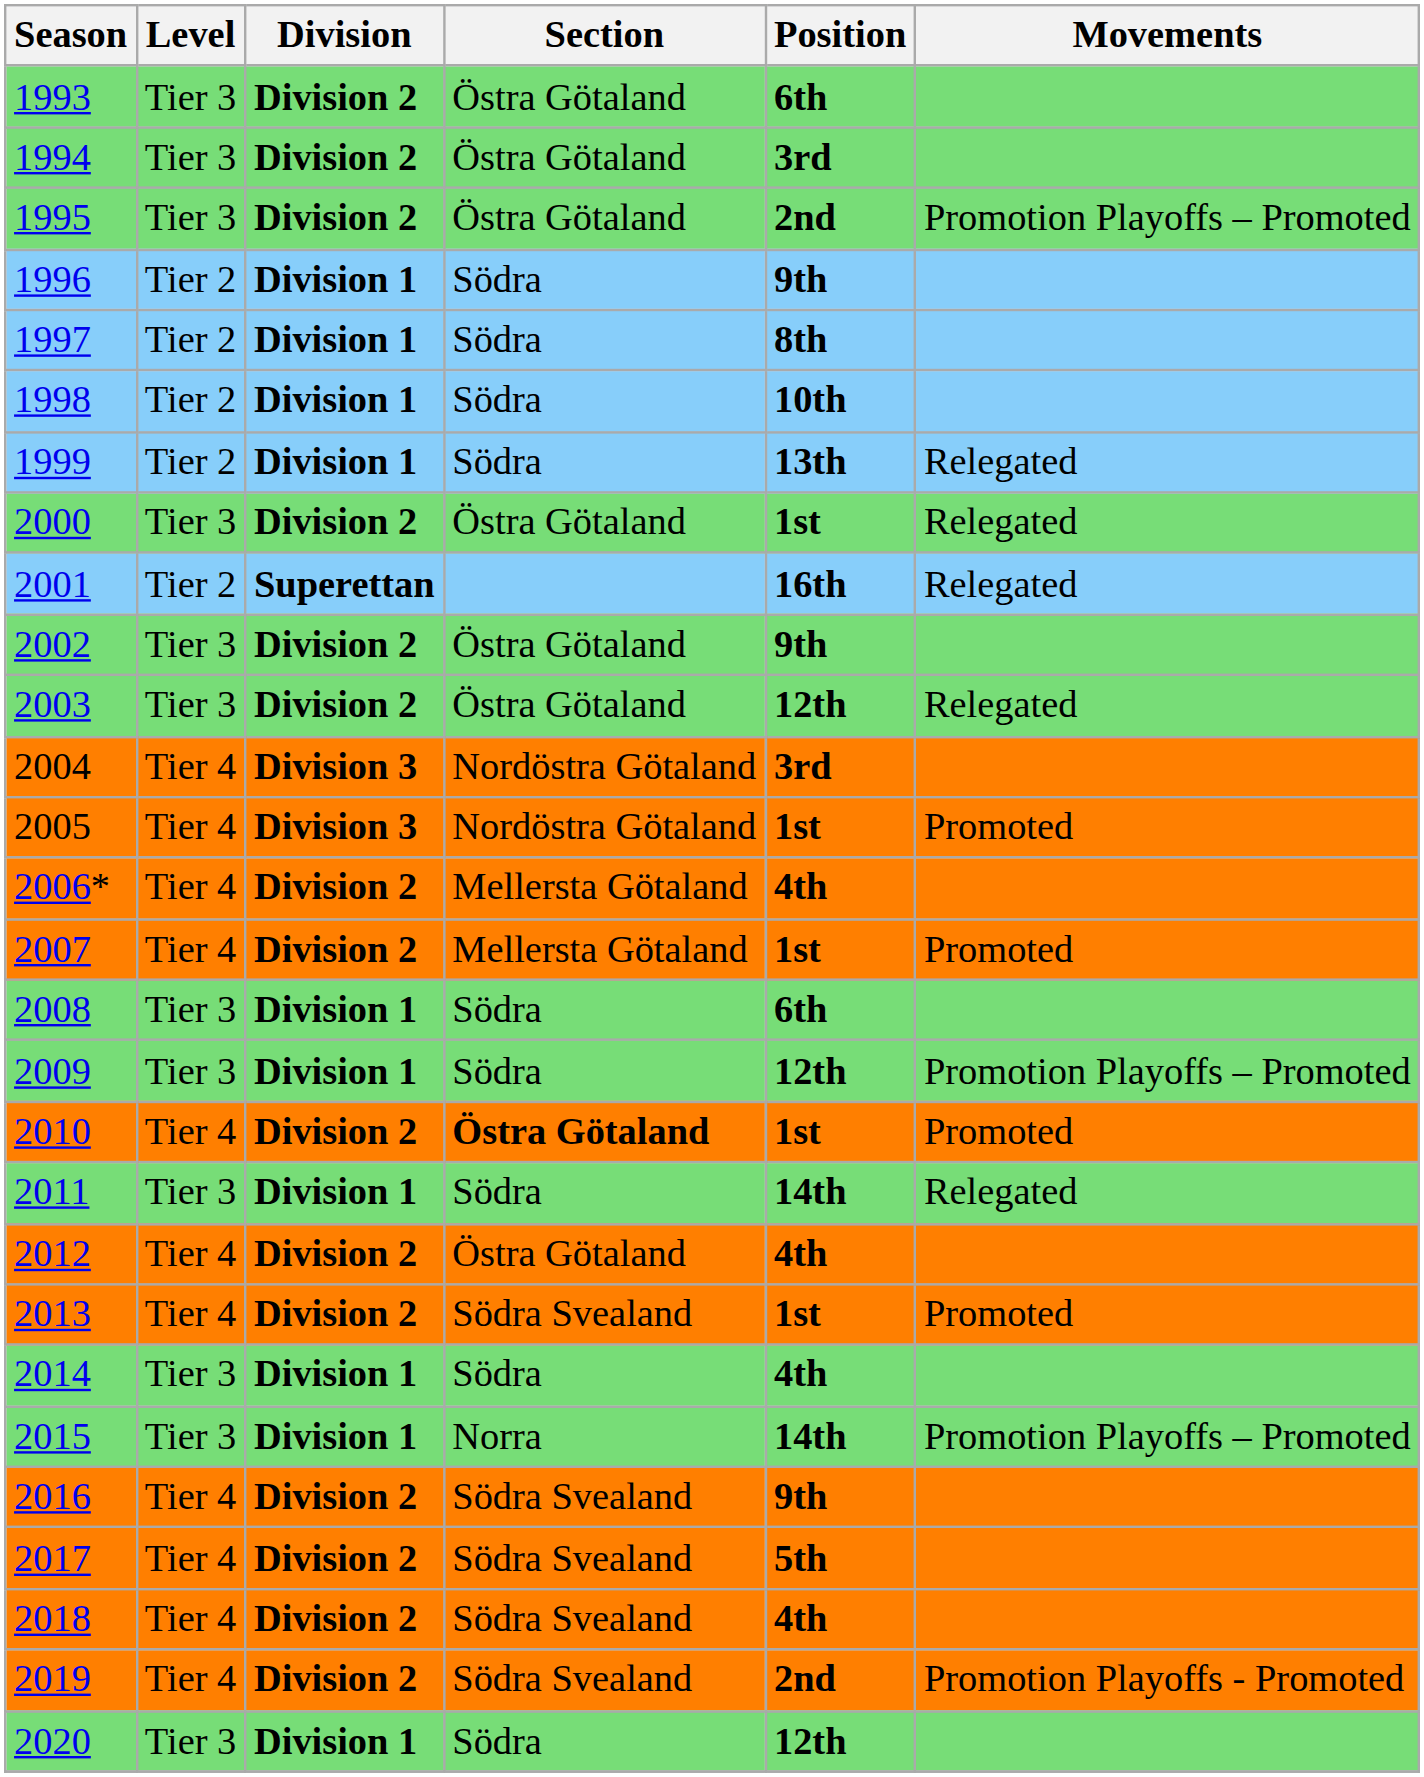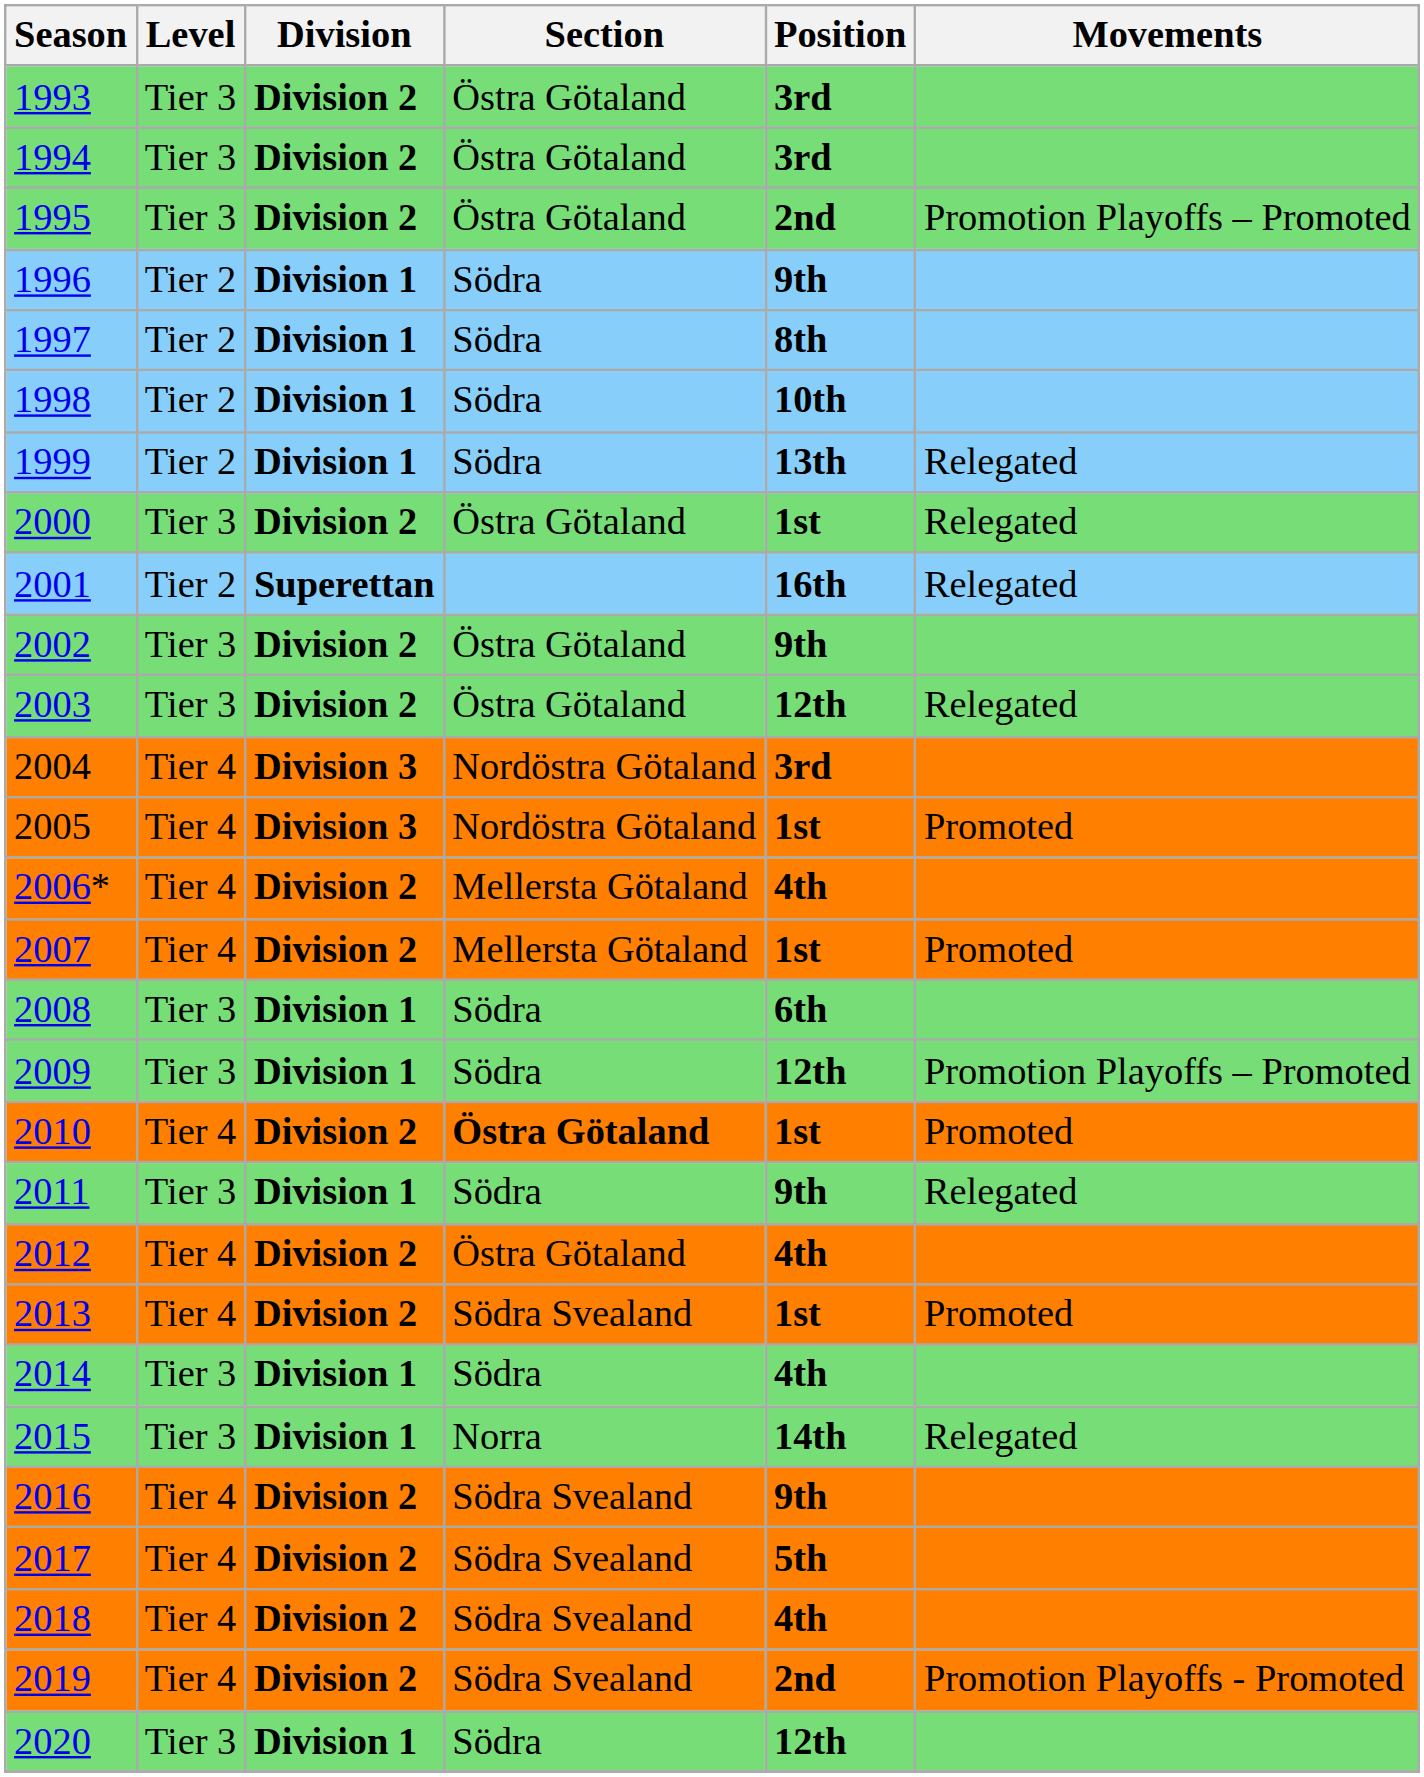(801, 95) 6th -> (803, 95) 3rd
(810, 1192) 14th -> (801, 1192) 9th
(1167, 1435) Promotion Playoffs – Promoted -> (1001, 1435) Relegated
